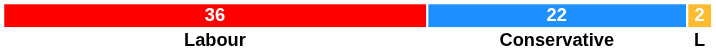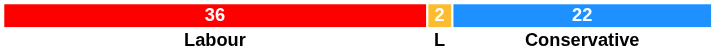columns swapped: (557, 15) <-> (699, 15)
